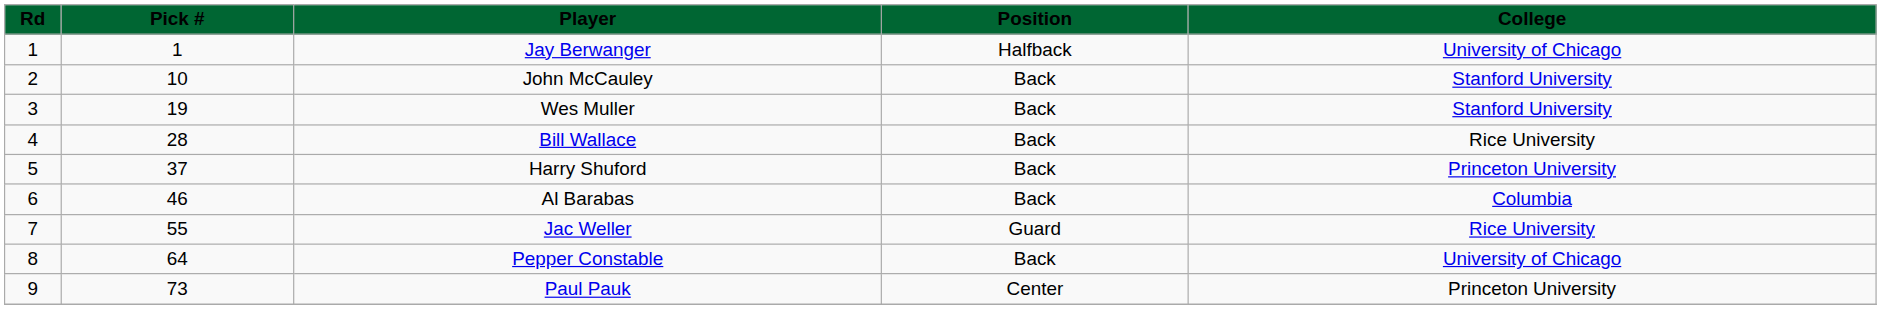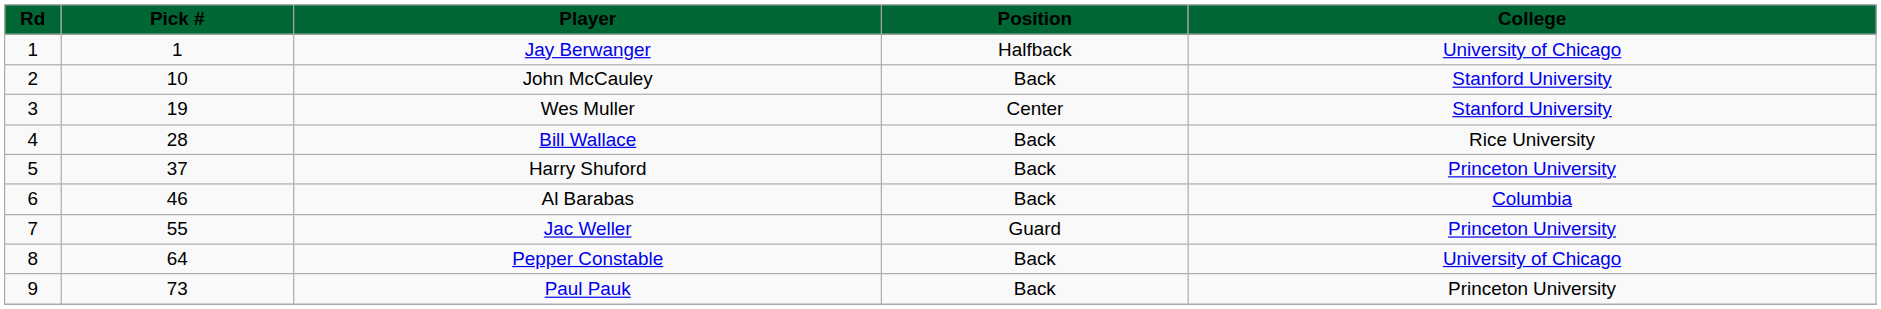(1035, 109) Back -> (1035, 109) Center
(1532, 229) Rice University -> (1532, 229) Princeton University
(1035, 288) Center -> (1035, 288) Back
